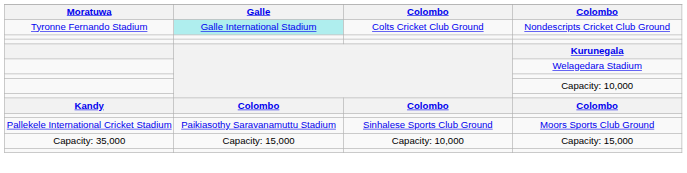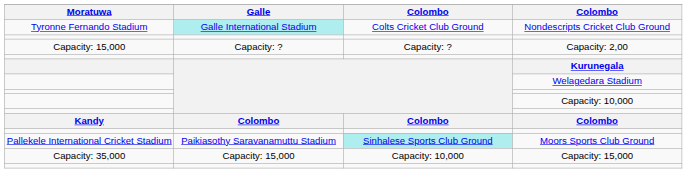+ row: (89, 46)
(428, 125) no background -> (428, 140) paleturquoise background
